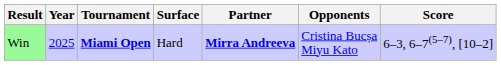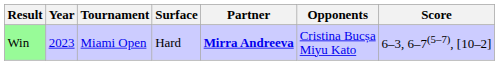(62, 42) 2025 -> (62, 42) 2023
(116, 42) bold -> (113, 42) normal
